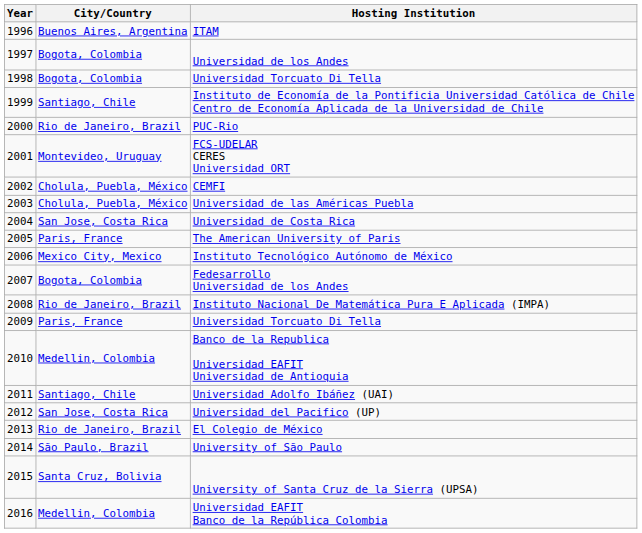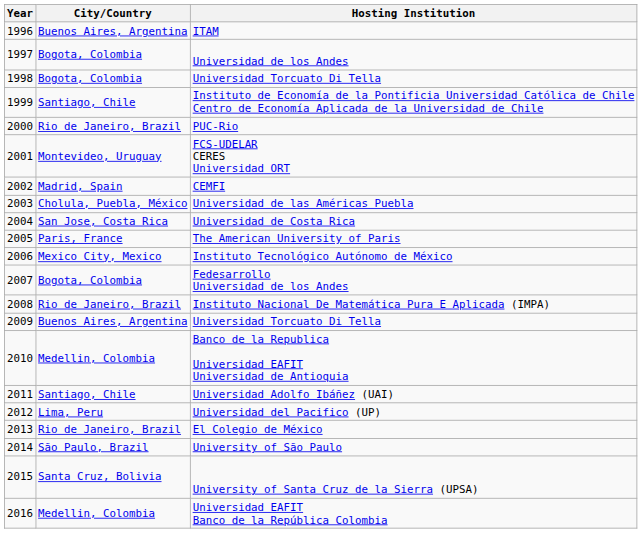(113, 186) Cholula, Puebla, México -> (80, 186) Madrid, Spain
(80, 322) Paris, France -> (113, 322) Buenos Aires, Argentina
(103, 412) San Jose, Costa Rica -> (71, 412) Lima, Peru
